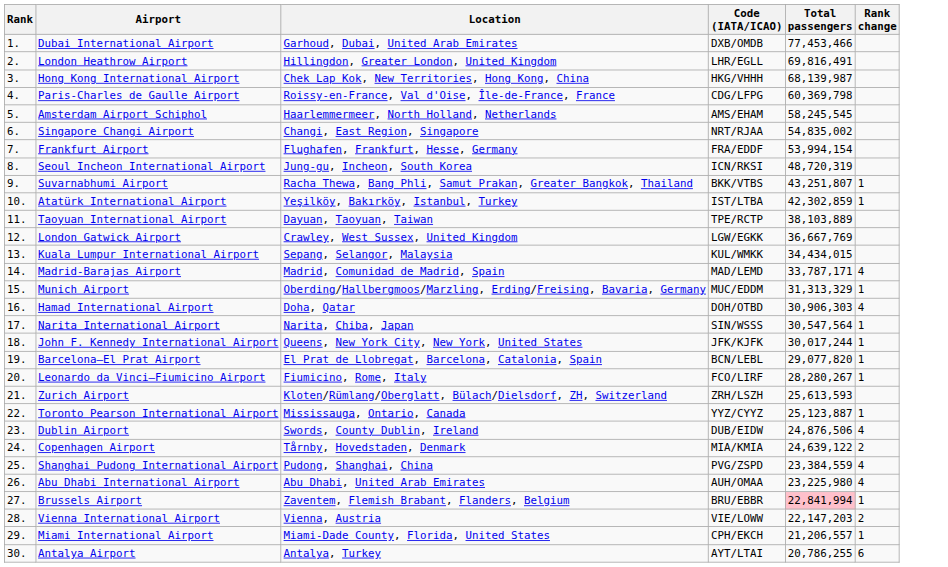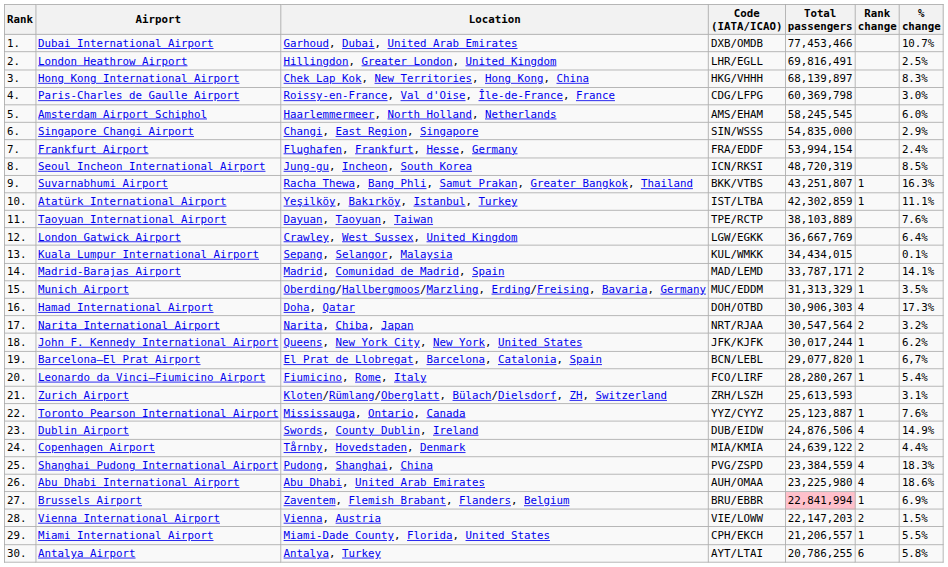+ column: (921, 19)
(820, 78) 68,139,987 -> (820, 78) 68,139,897
(737, 131) NRT/RJAA -> (737, 131) SIN/WSSS
(820, 131) 54,835,002 -> (820, 131) 54,835,000
(861, 272) 4 -> (861, 272) 2
(737, 325) SIN/WSSS -> (737, 325) NRT/RJAA
(861, 325) 1 -> (861, 325) 2
